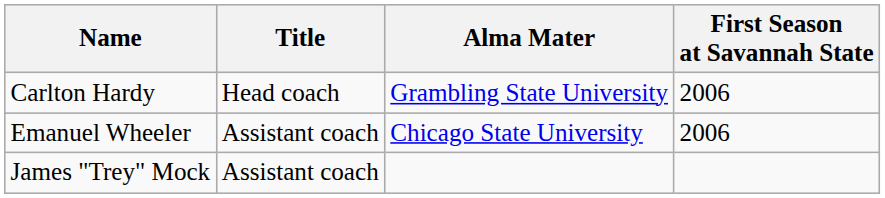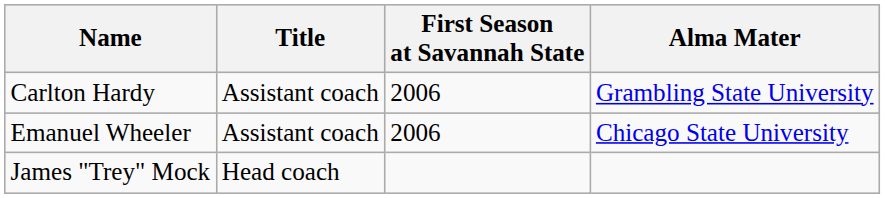columns swapped: (777, 38) <-> (529, 38)
(281, 92) Head coach -> (300, 92) Assistant coach
(300, 172) Assistant coach -> (281, 172) Head coach
